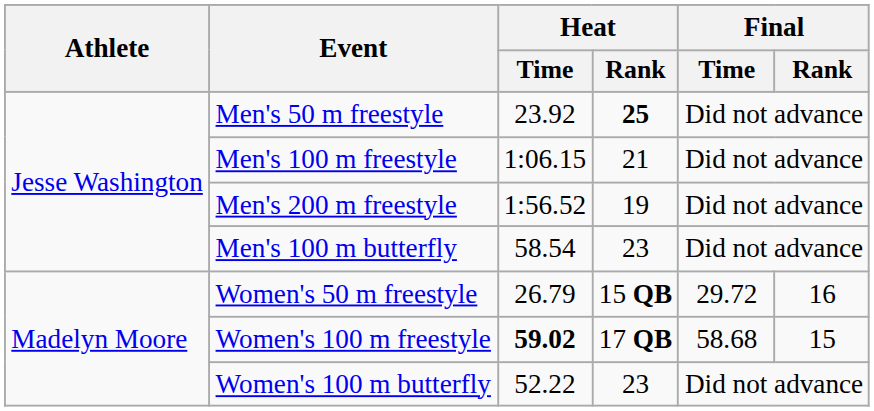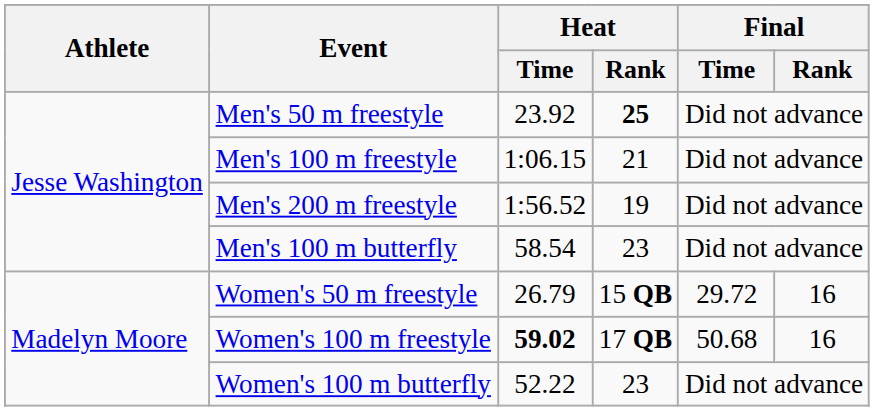(727, 339) 58.68 -> (727, 339) 50.68
(822, 339) 15 -> (822, 339) 16
